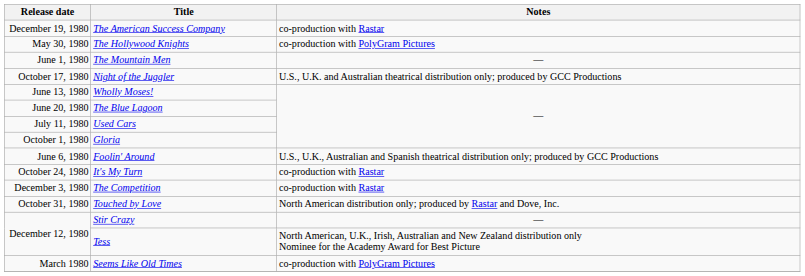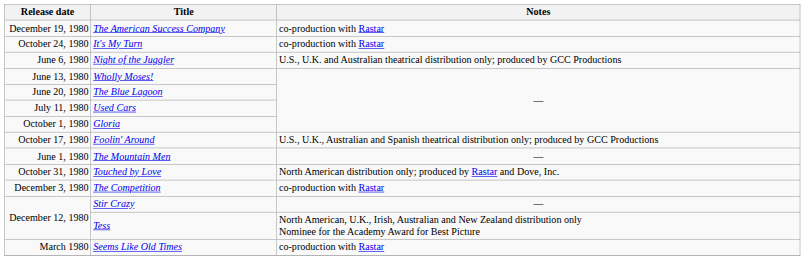- row: (141, 44)
rows swapped: (132, 60) <-> (118, 172)
(53, 76) October 17, 1980 -> (63, 60) June 6, 1980
(63, 156) June 6, 1980 -> (53, 140) October 17, 1980
rows swapped: (127, 204) <-> (127, 188)
(357, 263) co-production with PolyGram Pictures -> (332, 247) co-production with Rastar
